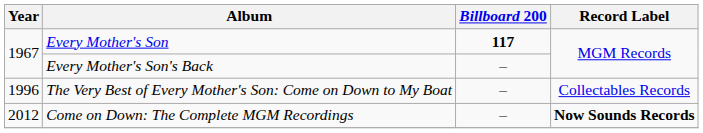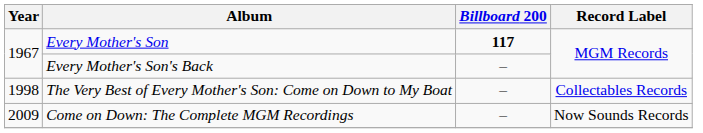(24, 90) 1996 -> (24, 90) 1998
(24, 115) 2012 -> (24, 115) 2009
(624, 115) bold -> (621, 115) normal
